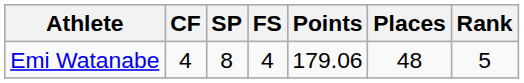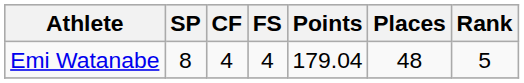columns swapped: (185, 23) <-> (227, 23)
(328, 59) 179.06 -> (328, 59) 179.04
